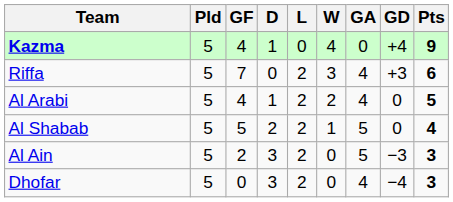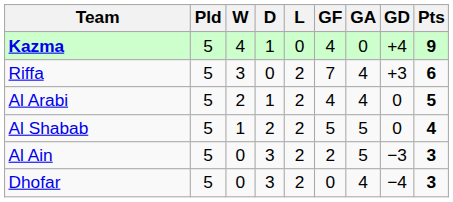columns swapped: (331, 18) <-> (242, 18)
